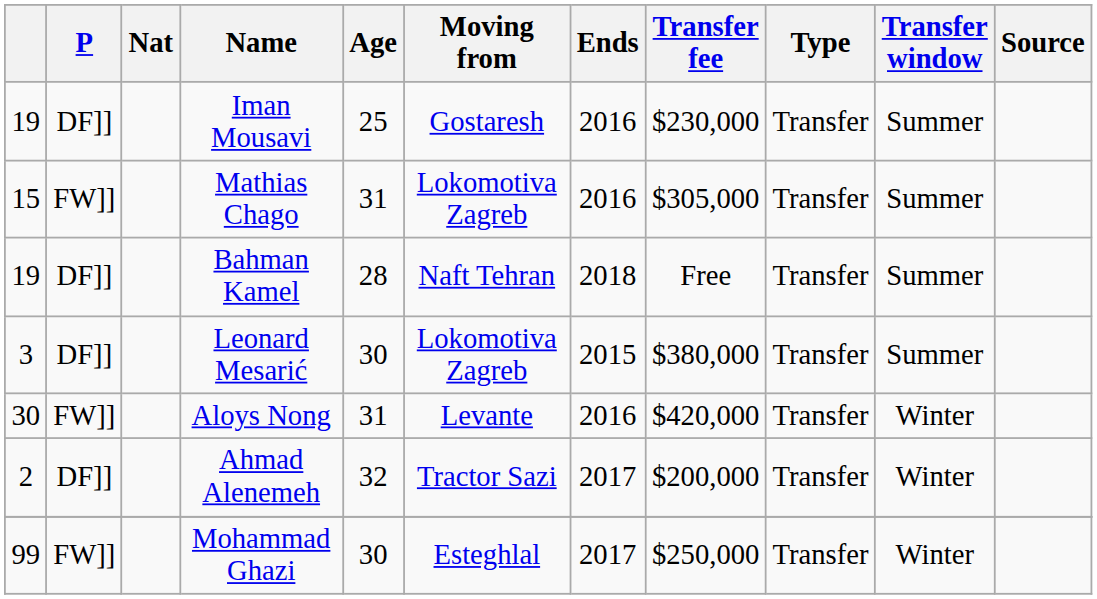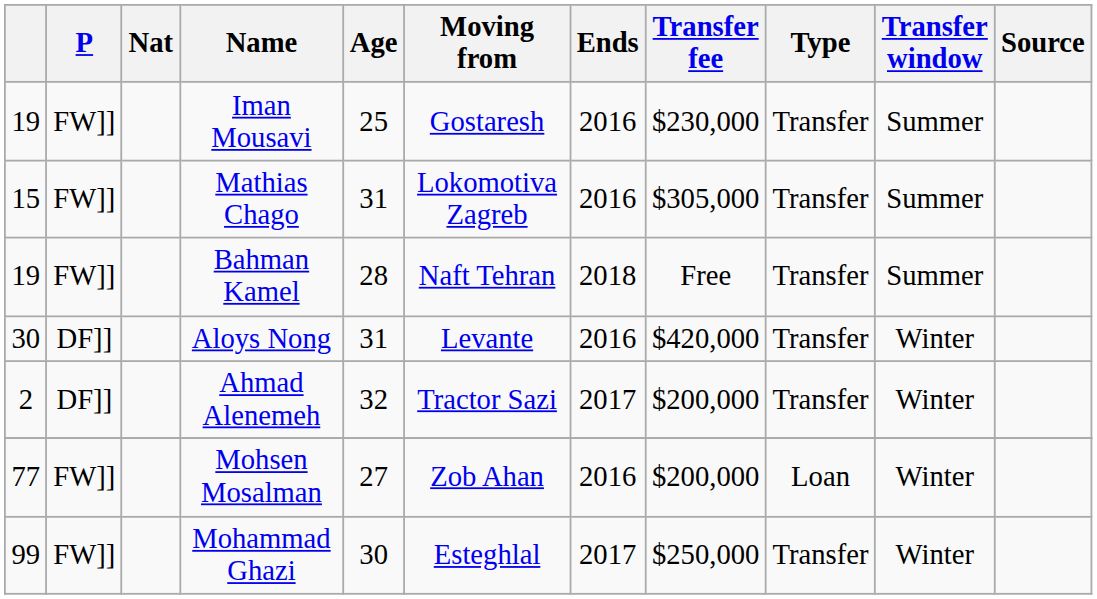(84, 120) DF]] -> (84, 120) FW]]
(84, 276) DF]] -> (84, 276) FW]]
- row: (261, 353)
(84, 415) FW]] -> (84, 337) DF]]
+ row: (261, 476)
